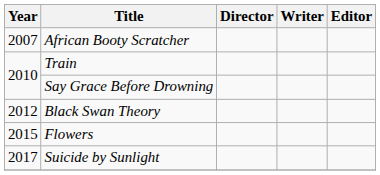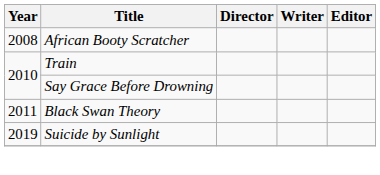(23, 39) 2007 -> (23, 39) 2008
(23, 110) 2012 -> (22, 110) 2011
- row: (69, 134)
(23, 157) 2017 -> (23, 134) 2019
